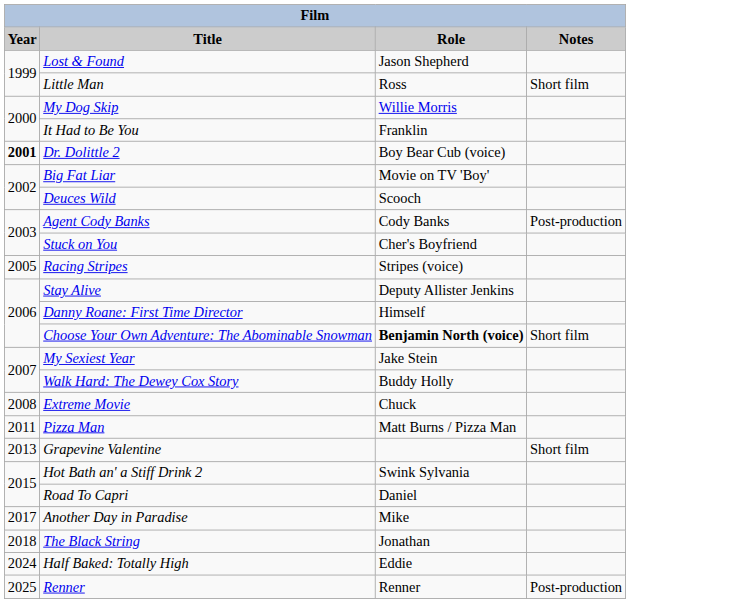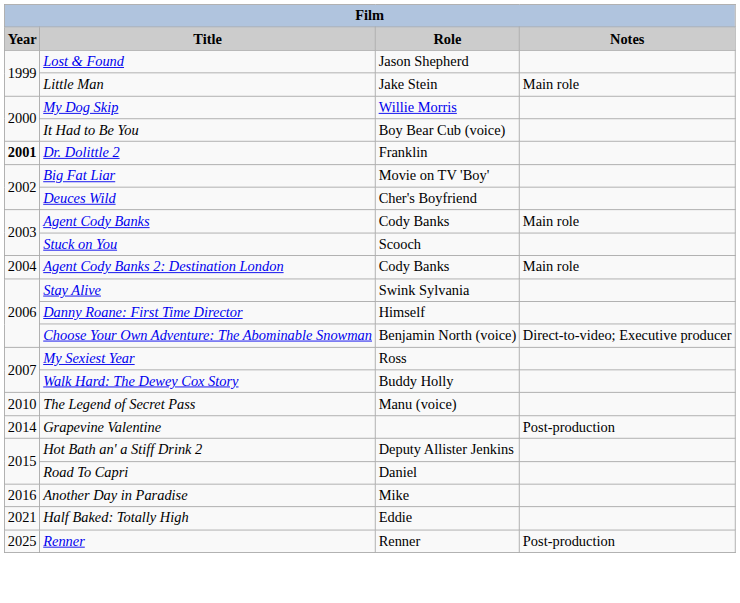(393, 84) Ross -> (408, 84) Jake Stein
(559, 84) Short film -> (551, 84) Main role
(403, 130) Franklin -> (442, 130) Boy Bear Cub (voice)
(442, 152) Boy Bear Cub (voice) -> (403, 152) Franklin
(400, 198) Scooch -> (428, 198) Cher's Boyfriend
(576, 221) Post-production -> (551, 221) Main role
(428, 244) Cher's Boyfriend -> (400, 244) Scooch
+ row: (163, 267)
- row: (85, 267)
(446, 289) Deputy Allister Jenkins -> (424, 289) Swink Sylvania
(451, 335) bold -> (447, 335) normal
(559, 335) Short film -> (627, 335) Direct-to-video; Executive producer
(408, 358) Jake Stein -> (393, 358) Ross
- row: (87, 404)
+ row: (119, 404)
- row: (74, 426)
(22, 449) 2013 -> (22, 426) 2014
(559, 449) Short film -> (569, 426) Post-production
(424, 472) Swink Sylvania -> (446, 449) Deputy Allister Jenkins
(22, 518) 2017 -> (22, 495) 2016
- row: (92, 541)
(22, 564) 2024 -> (22, 518) 2021
